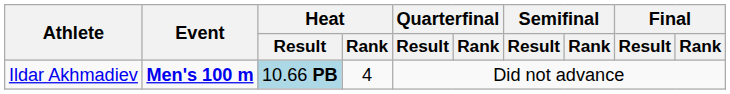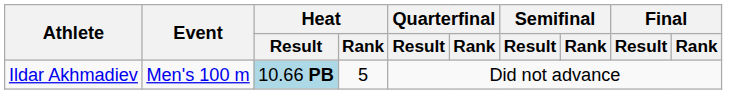(200, 75) bold -> (198, 75) normal
(367, 75) 4 -> (363, 75) 5
